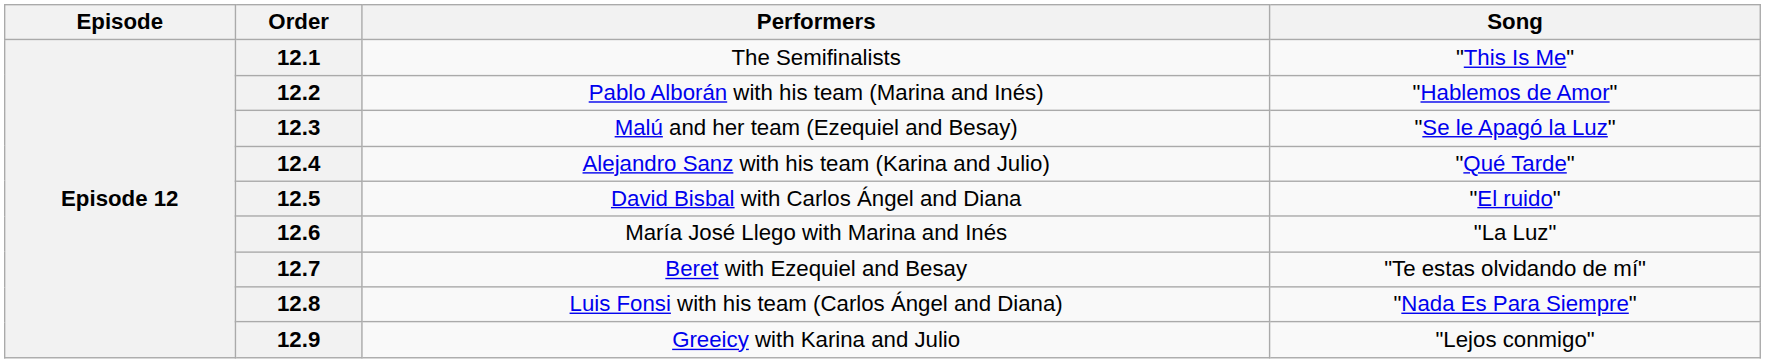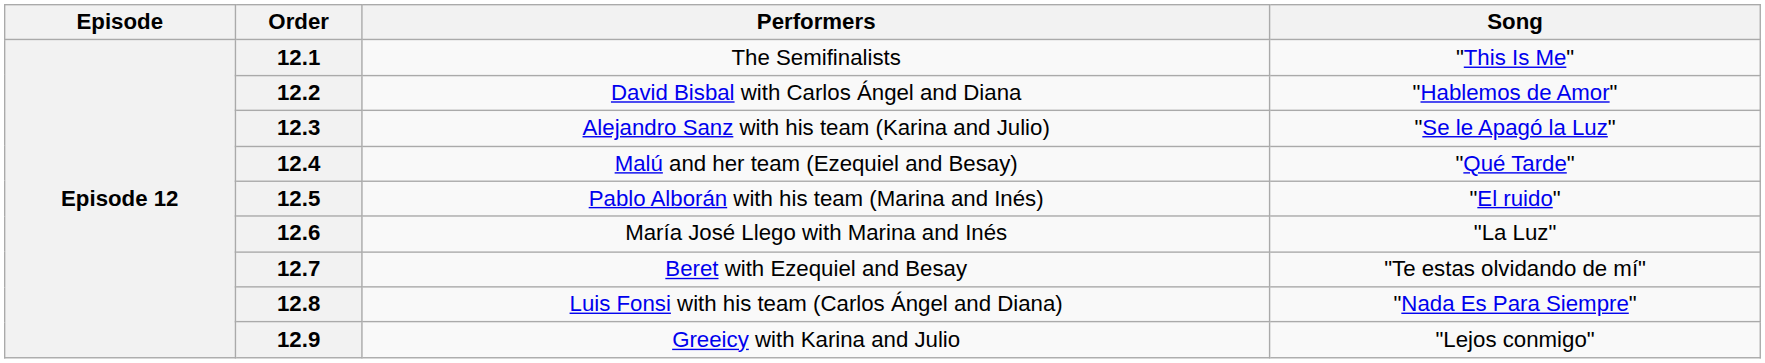(816, 92) Pablo Alborán with his team (Marina and Inés) -> (816, 92) David Bisbal with Carlos Ángel and Diana
(816, 127) Malú and her team (Ezequiel and Besay) -> (816, 127) Alejandro Sanz with his team (Karina and Julio)
(816, 163) Alejandro Sanz with his team (Karina and Julio) -> (816, 163) Malú and her team (Ezequiel and Besay)
(816, 198) David Bisbal with Carlos Ángel and Diana -> (816, 198) Pablo Alborán with his team (Marina and Inés)
